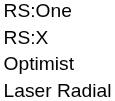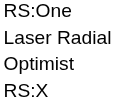rows swapped: (26, 37) <-> (57, 90)
